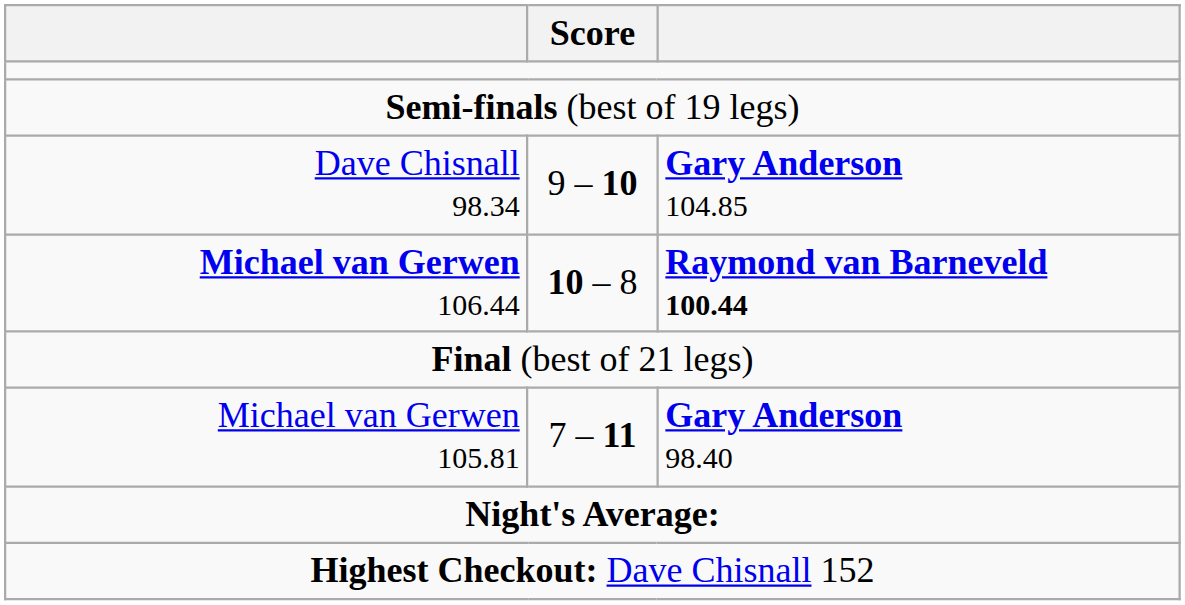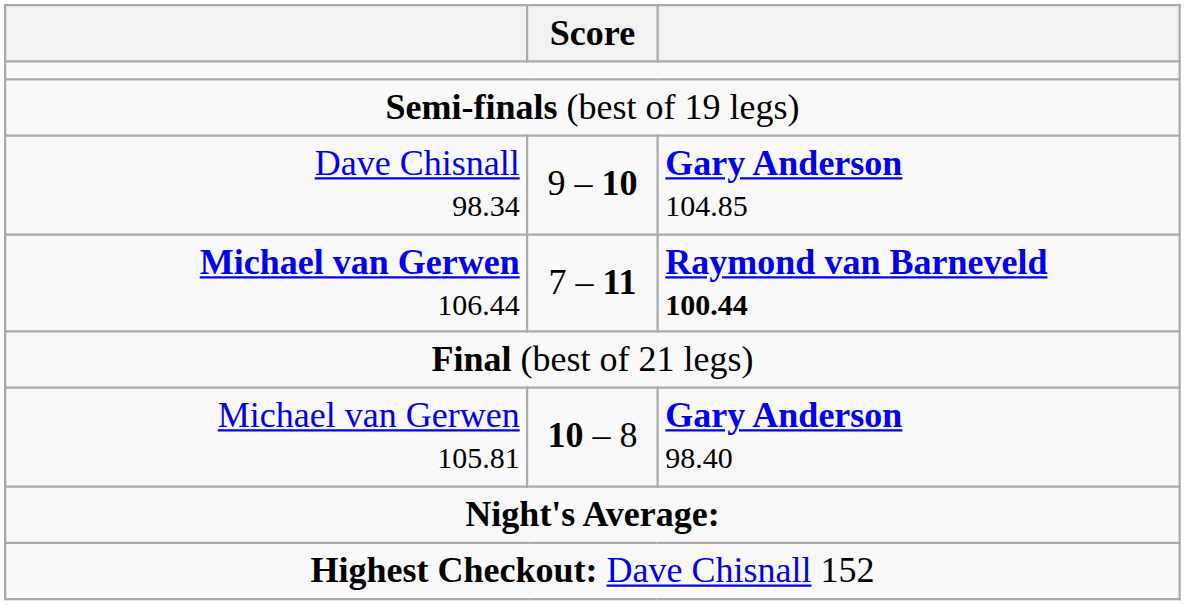(593, 281) 10 – 8 -> (593, 281) 7 – 11
(593, 436) 7 – 11 -> (593, 436) 10 – 8
